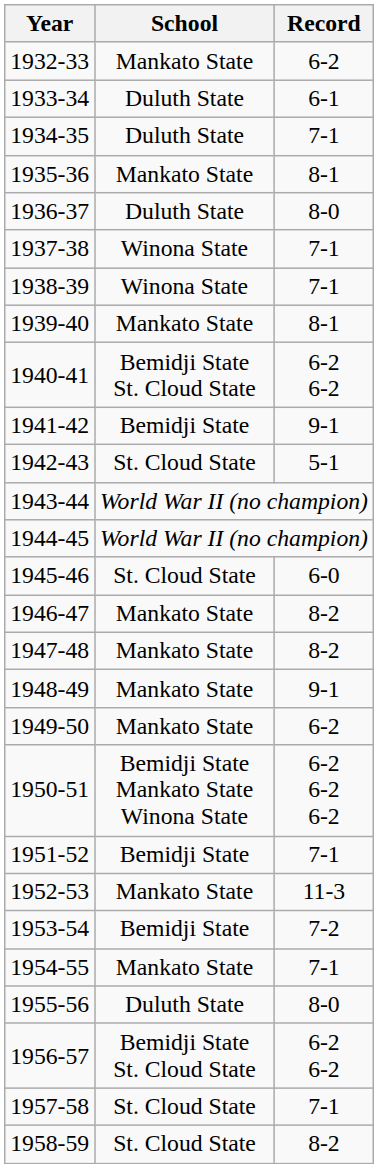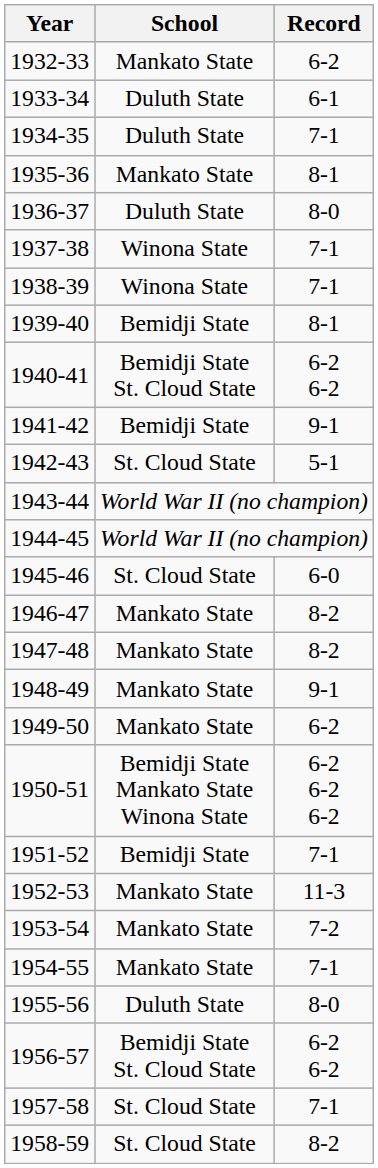(184, 323) Mankato State -> (185, 323) Bemidji State
(185, 929) Bemidji State -> (184, 929) Mankato State
